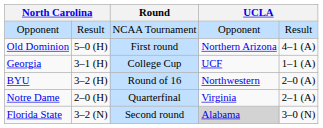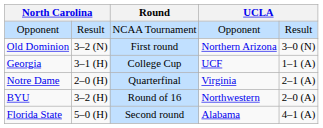(91, 47) 5–0 (H) -> (91, 47) 3–2 (N)
(299, 47) 4–1 (A) -> (299, 47) 3–0 (N)
rows swapped: (18, 81) <-> (33, 98)
(91, 115) 3–2 (N) -> (91, 115) 5–0 (H)
(221, 115) lightgrey background -> (221, 115) no background
(299, 115) 3–0 (N) -> (299, 115) 4–1 (A)
